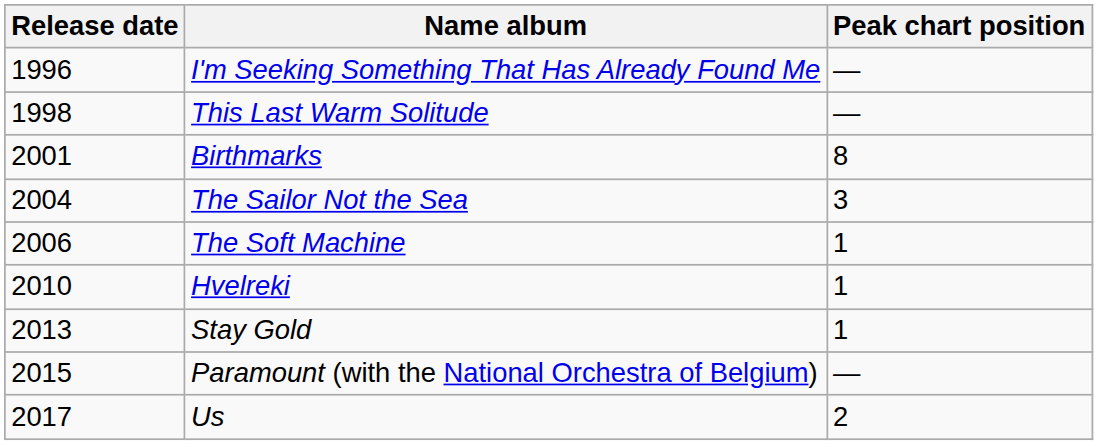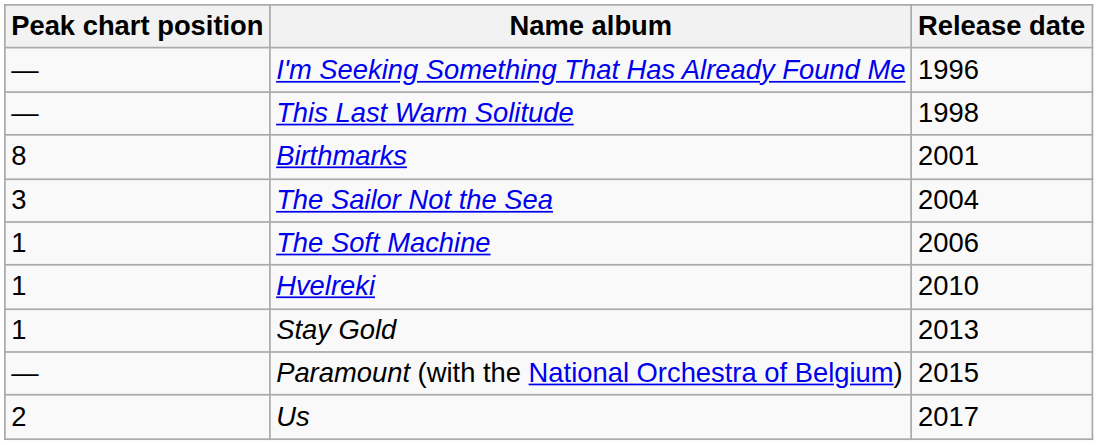columns swapped: (95, 26) <-> (959, 26)
